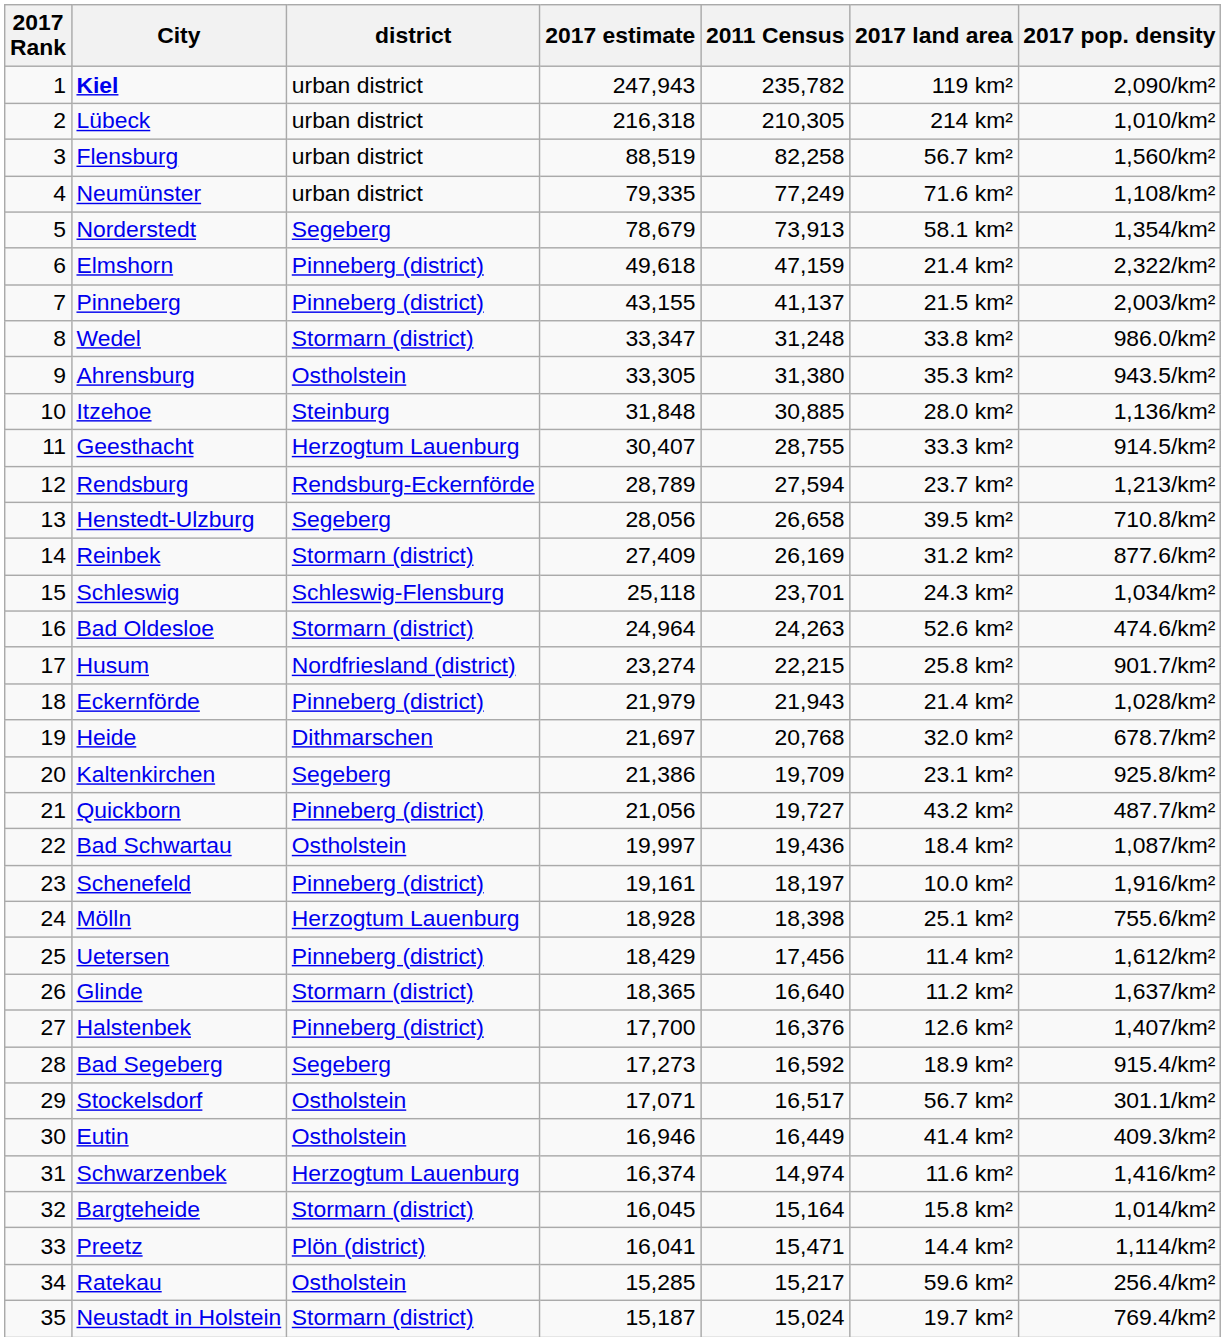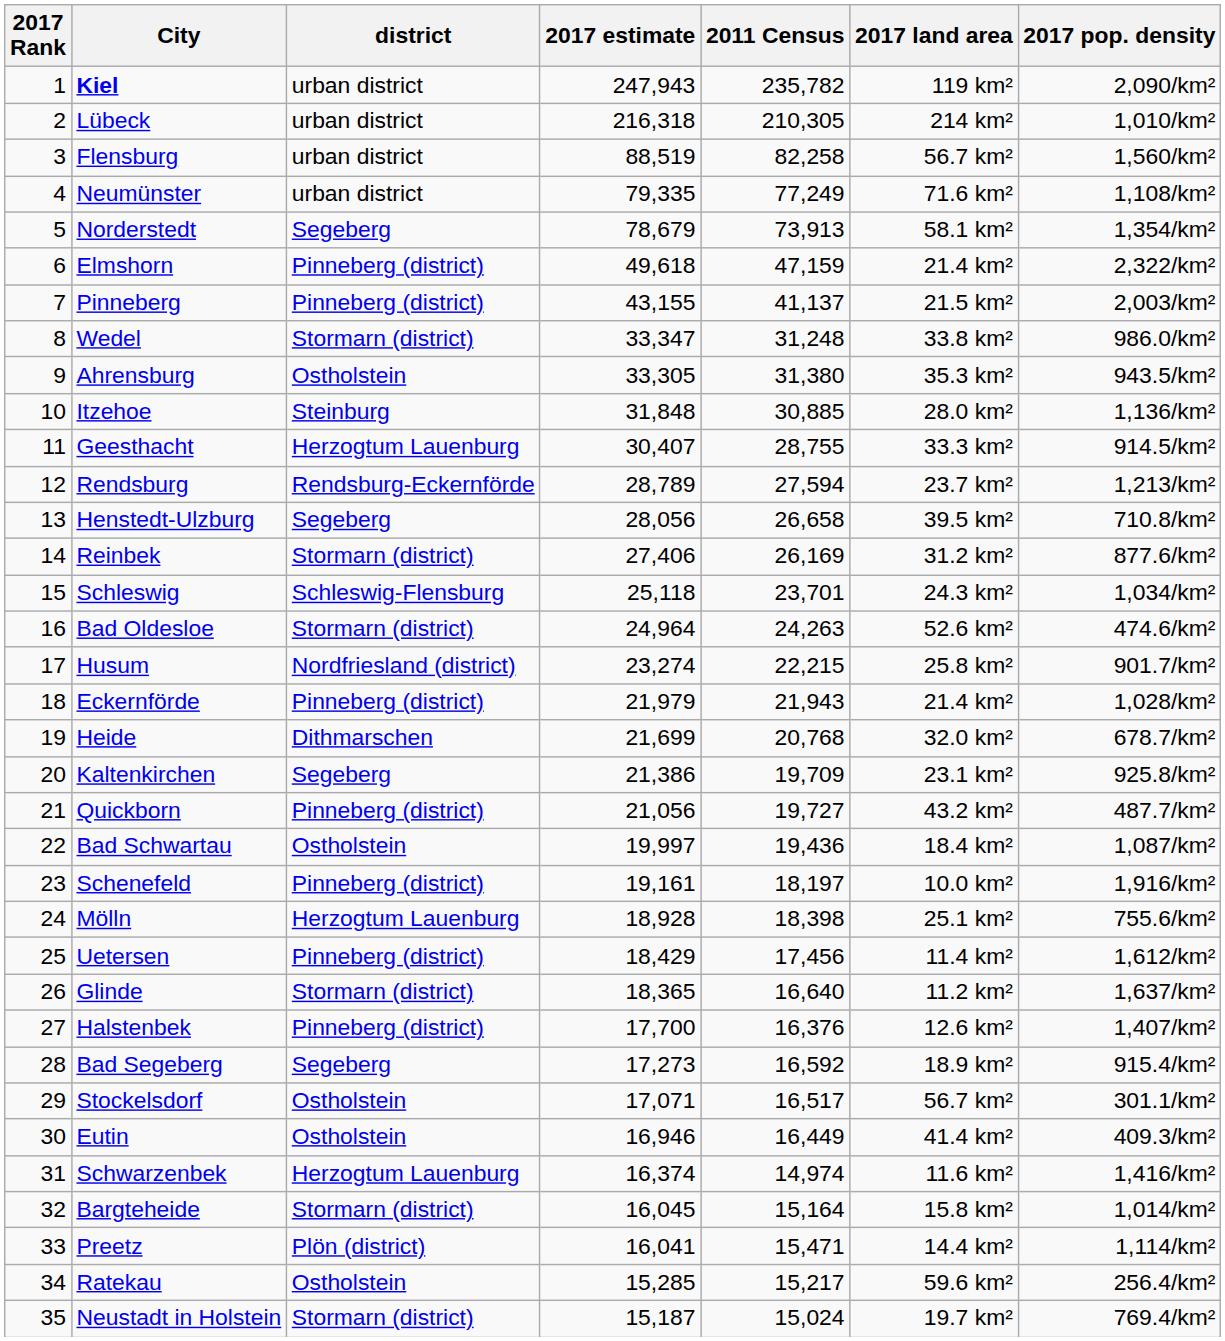(660, 556) 27,409 -> (660, 556) 27,406
(660, 737) 21,697 -> (660, 737) 21,699
